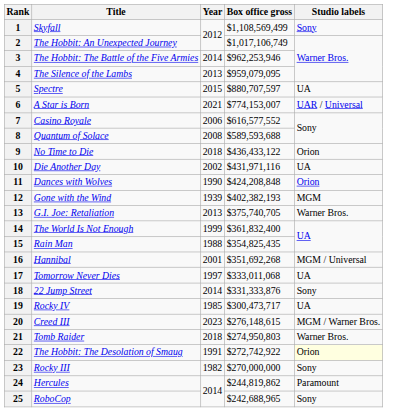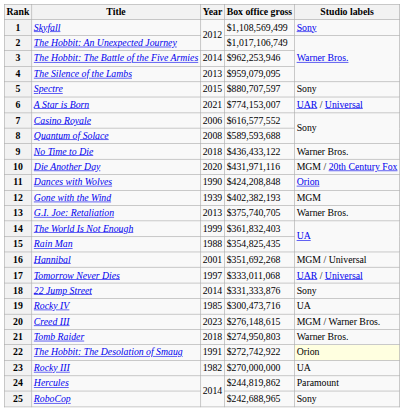(304, 89) UA -> (307, 89) Sony
(308, 151) Orion -> (323, 151) Warner Bros.
(212, 167) 2002 -> (212, 167) 2020
(304, 167) UA -> (347, 167) MGM / 20th Century Fox
(254, 228) $361,832,400 -> (254, 228) $361,832,403
(304, 275) UA -> (330, 275) UAR / Universal
(254, 306) $300,473,717 -> (254, 306) $300,473,716
(307, 368) Sony -> (304, 368) UA
